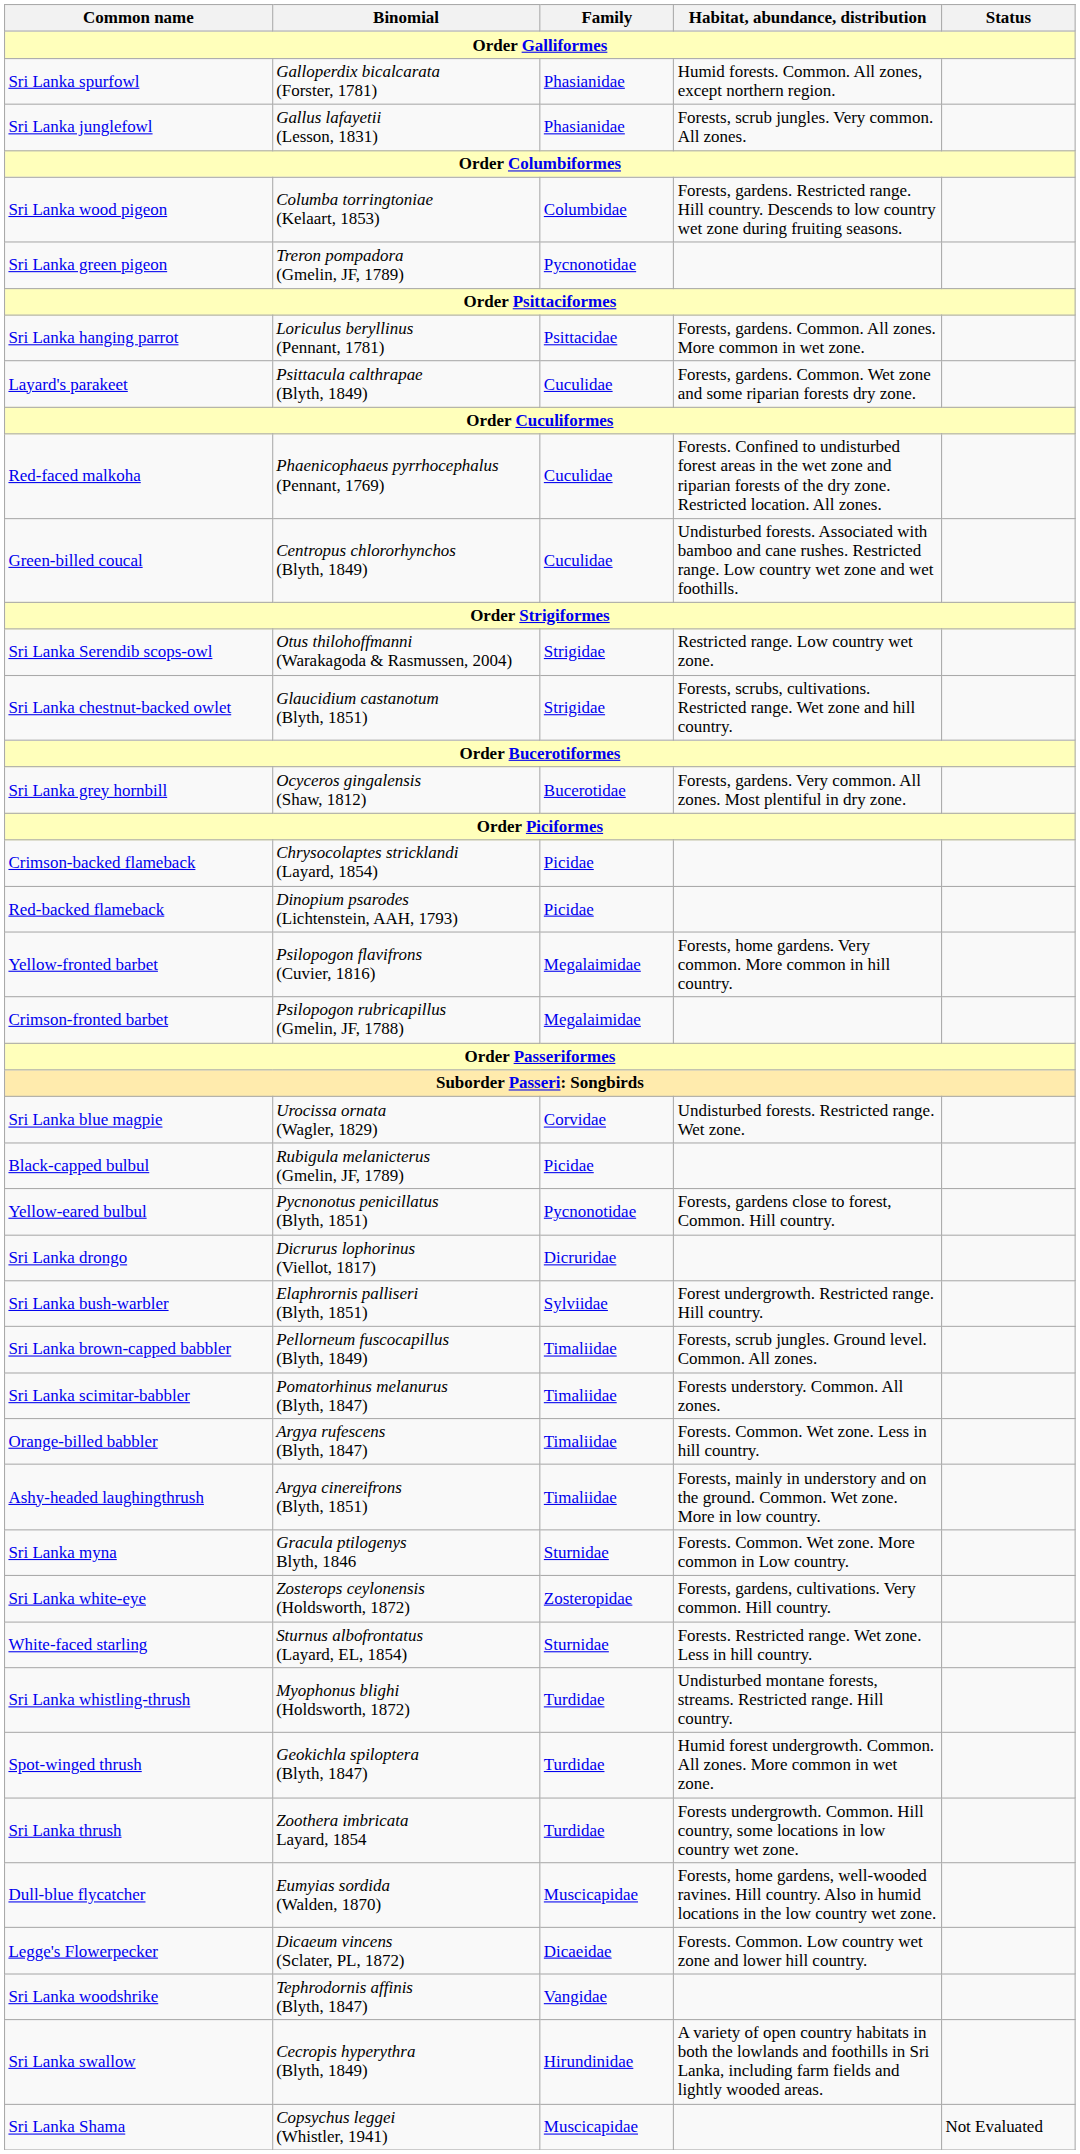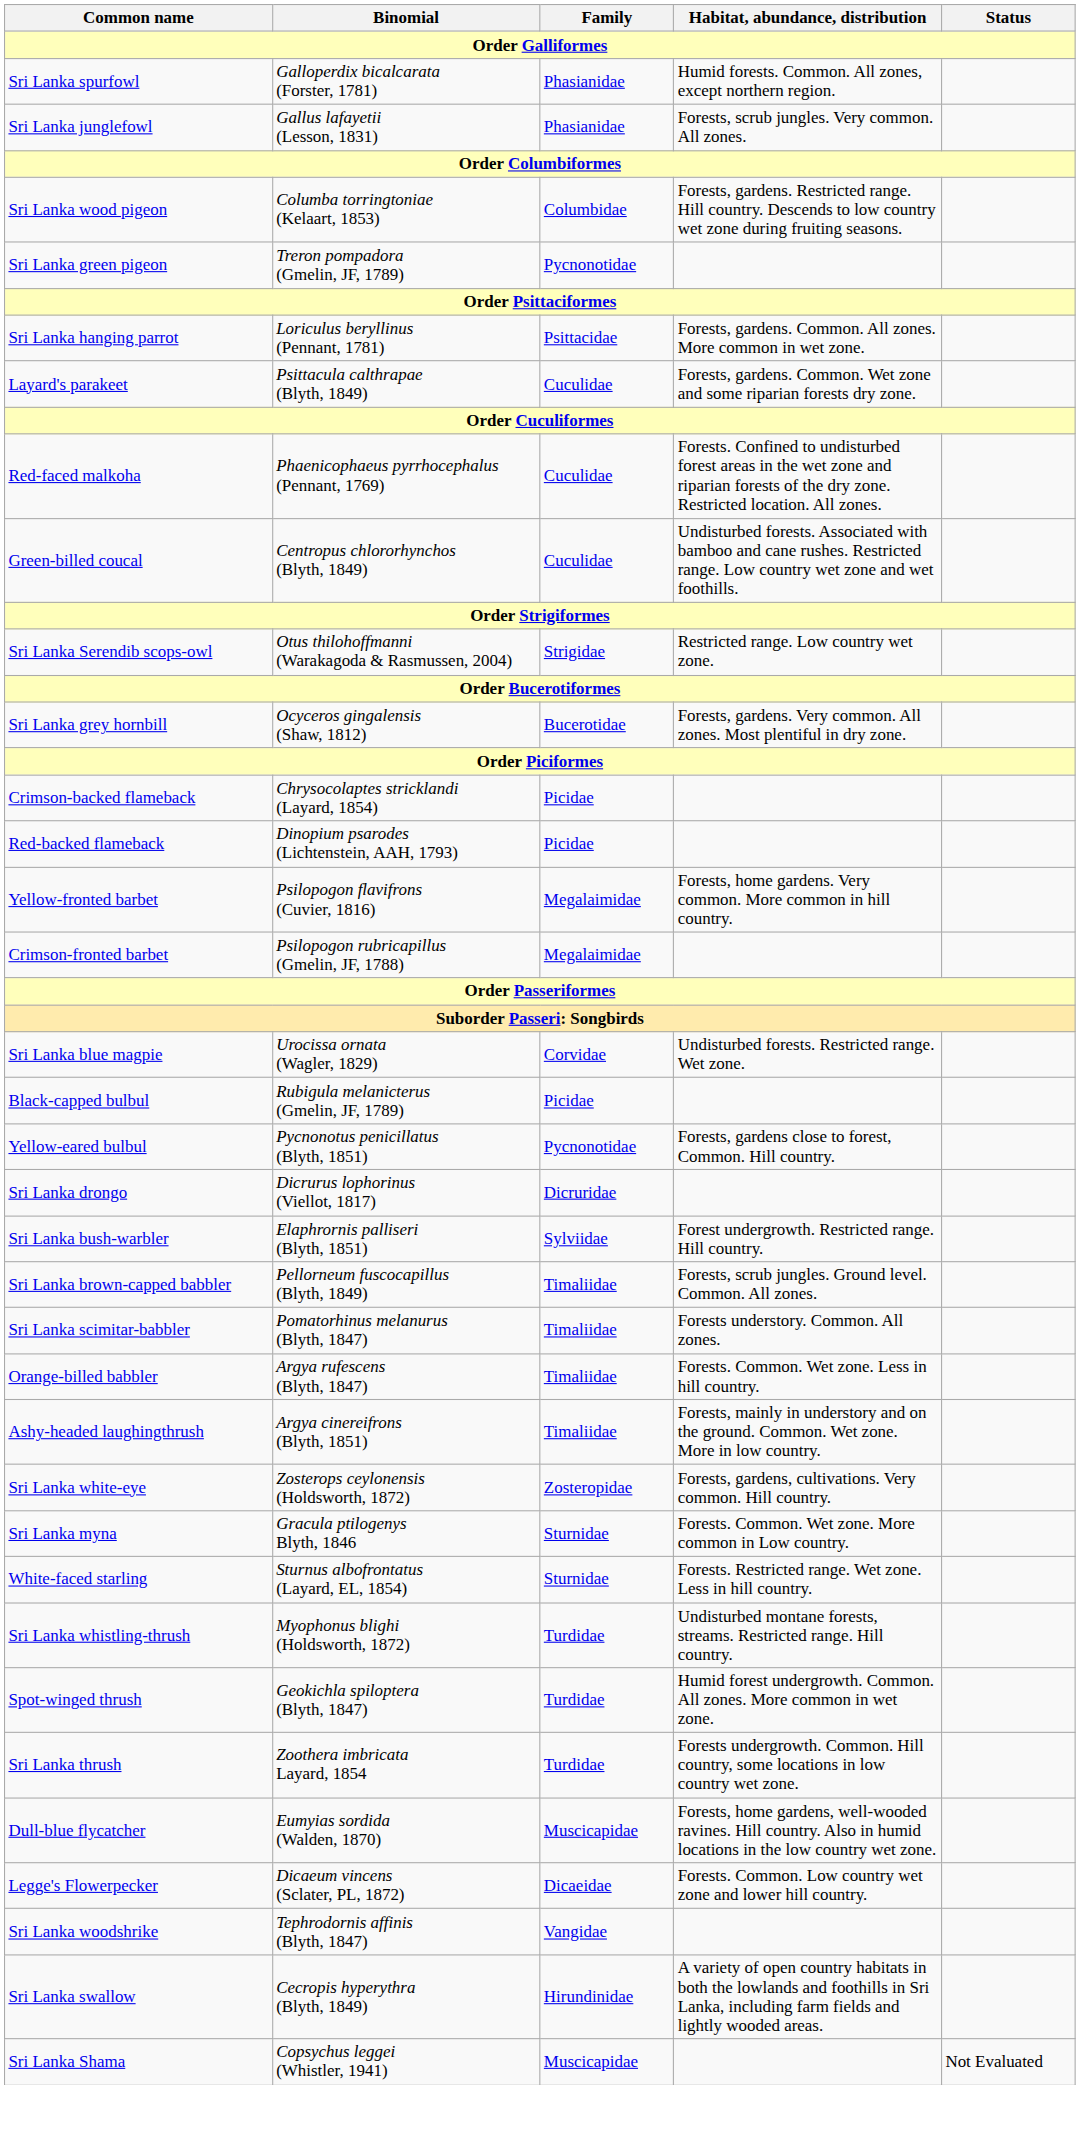- row: (120, 707)
rows swapped: (77, 1598) <-> (63, 1552)
